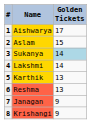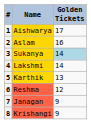(59, 42) 15 -> (59, 42) 16
(59, 89) 13 -> (59, 89) 12
